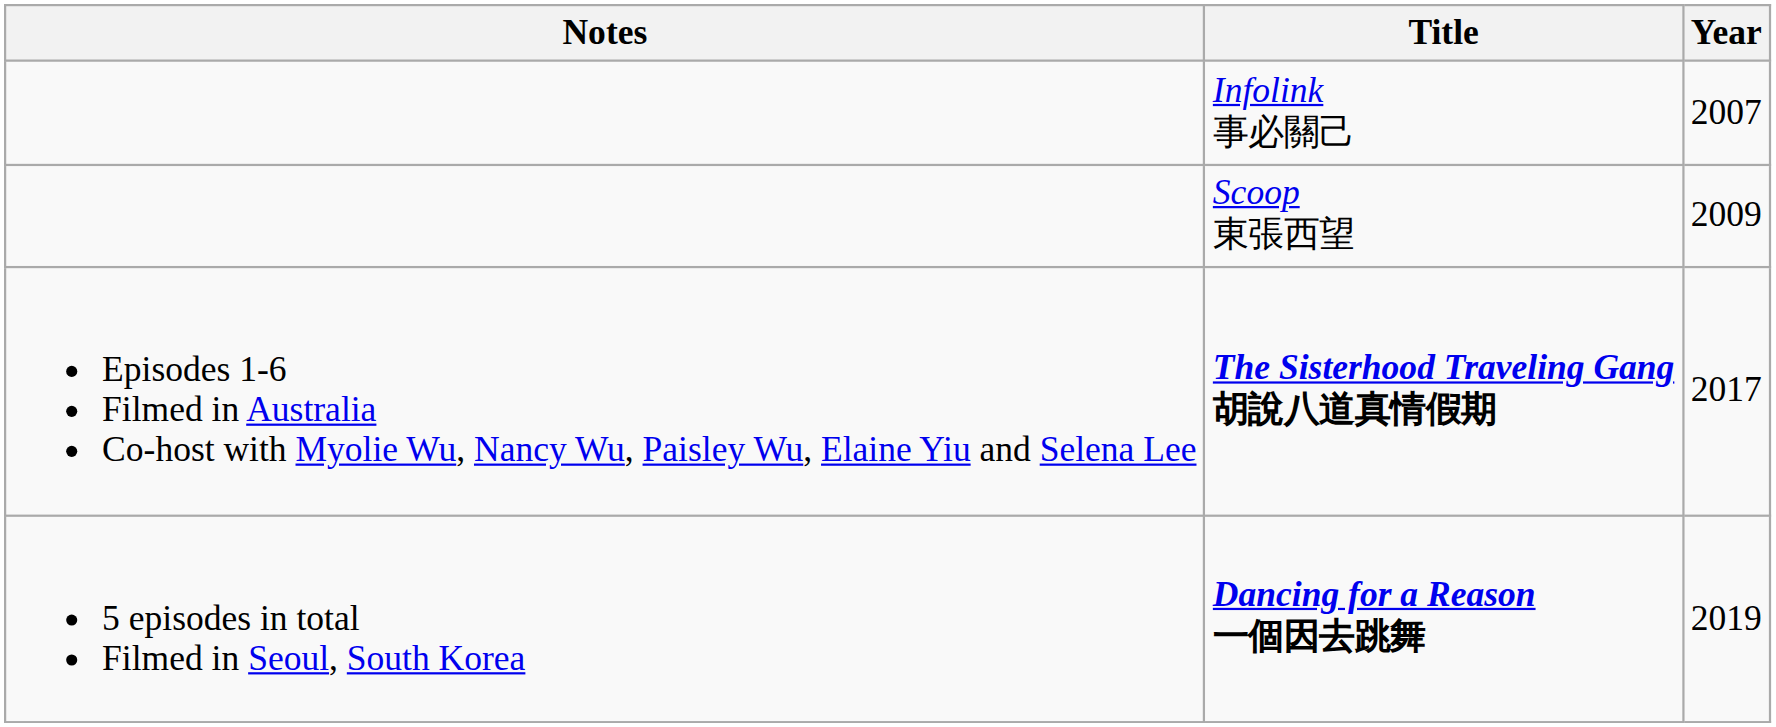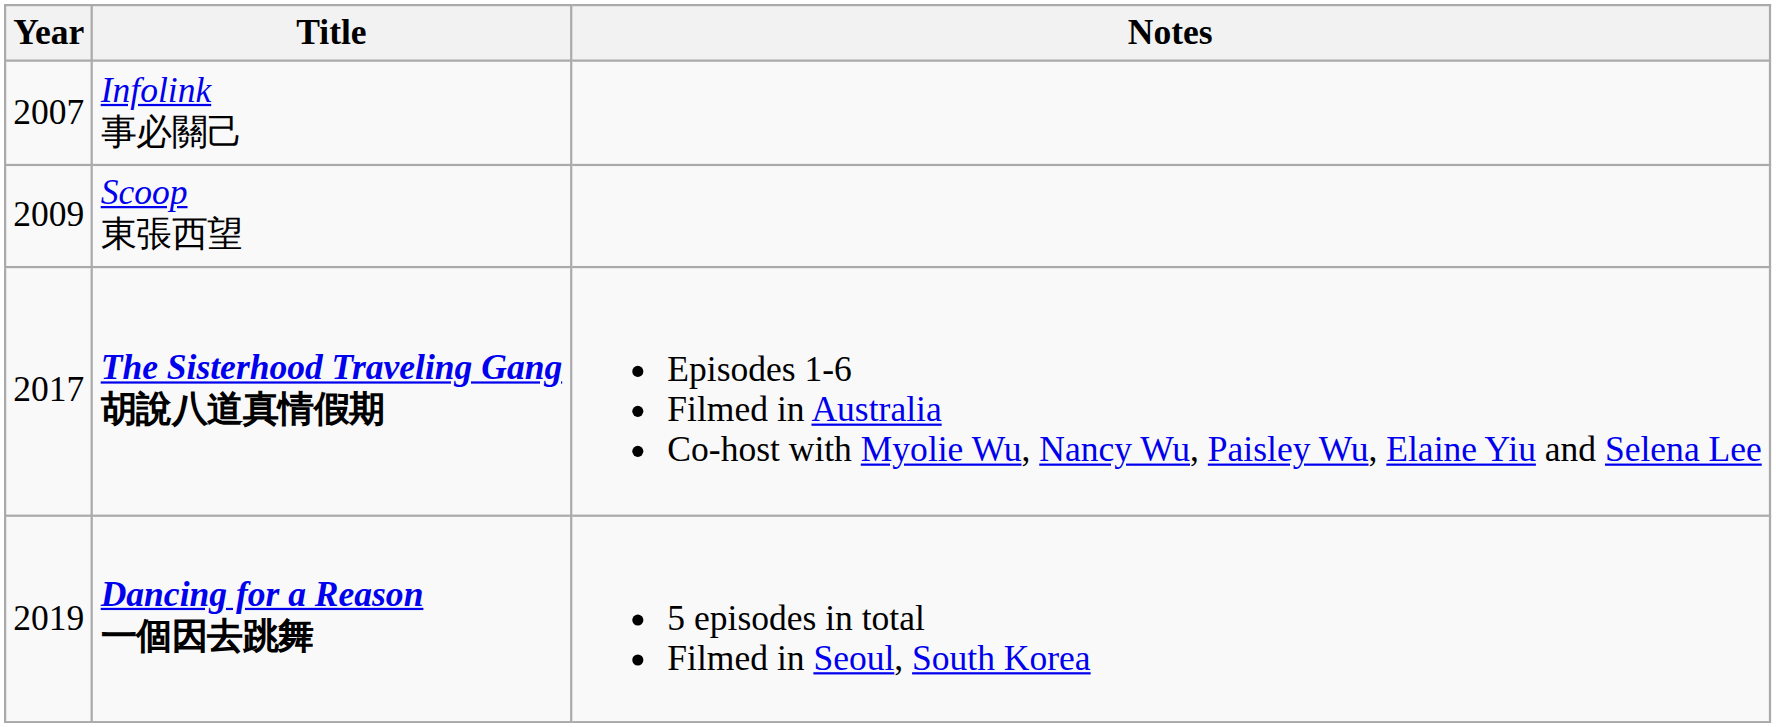columns swapped: (1726, 32) <-> (605, 32)
